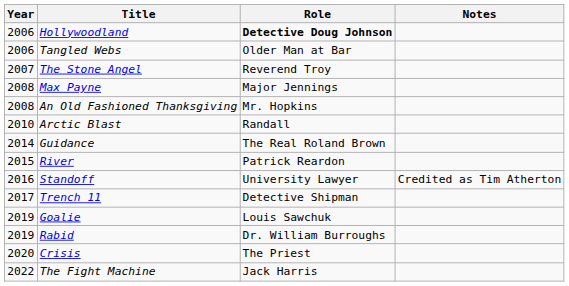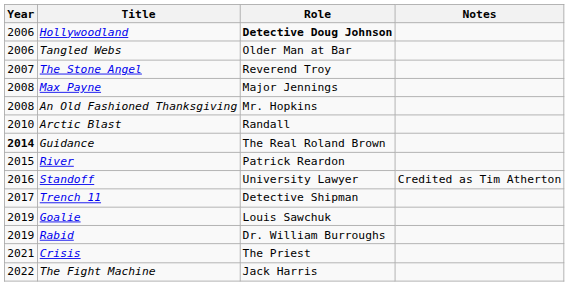(21, 143) normal -> (21, 143) bold
(21, 253) 2020 -> (21, 253) 2021
